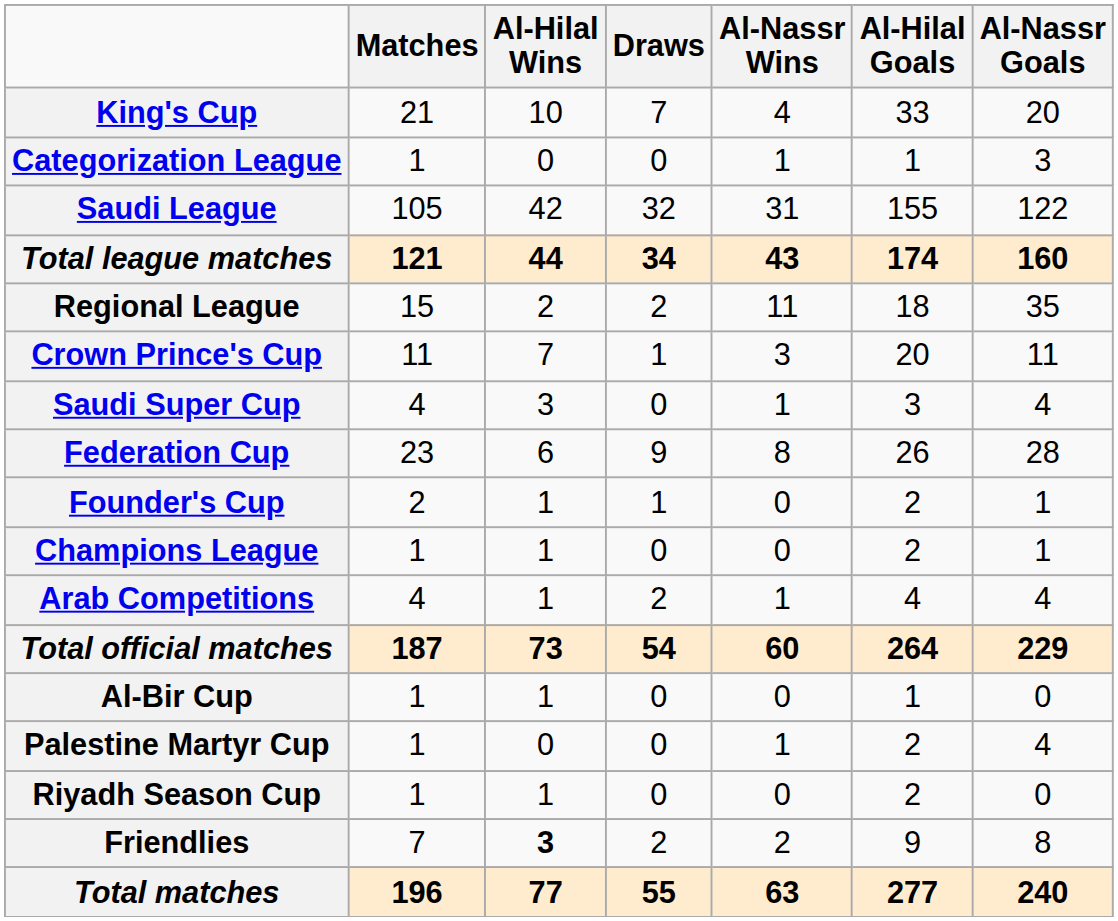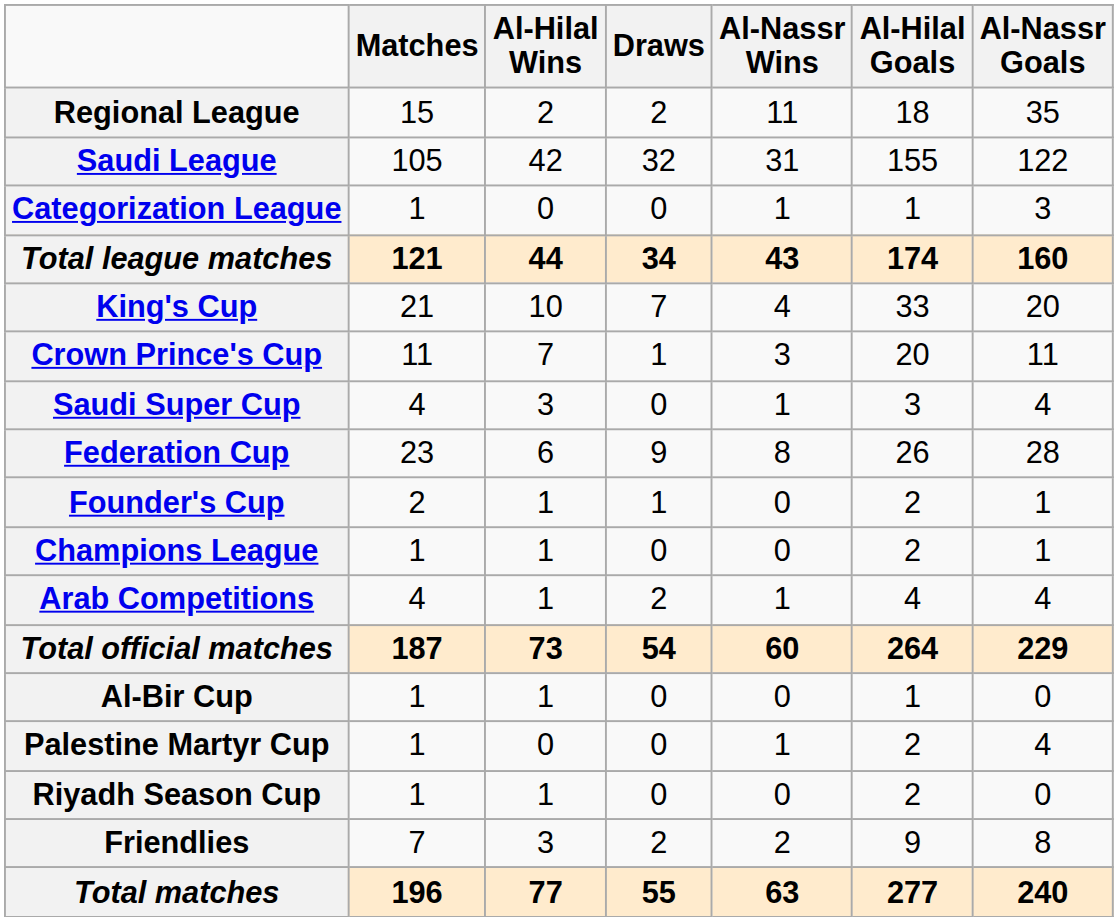rows swapped: (177, 307) <-> (177, 112)
rows swapped: (177, 160) <-> (177, 209)
(546, 842) bold -> (546, 842) normal
